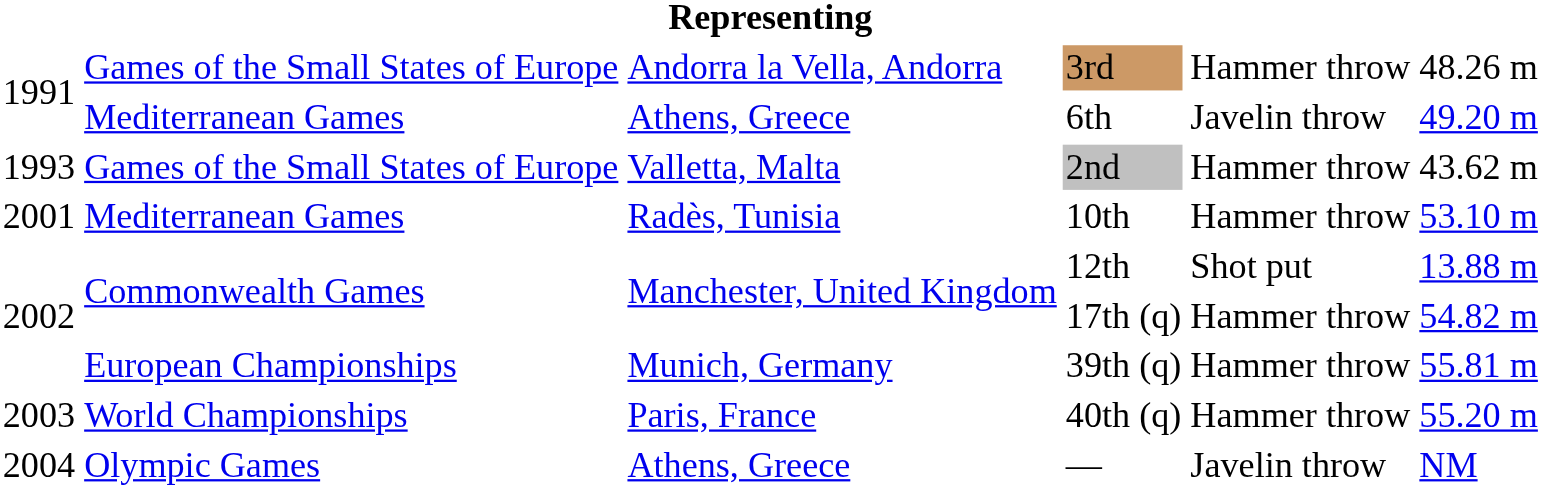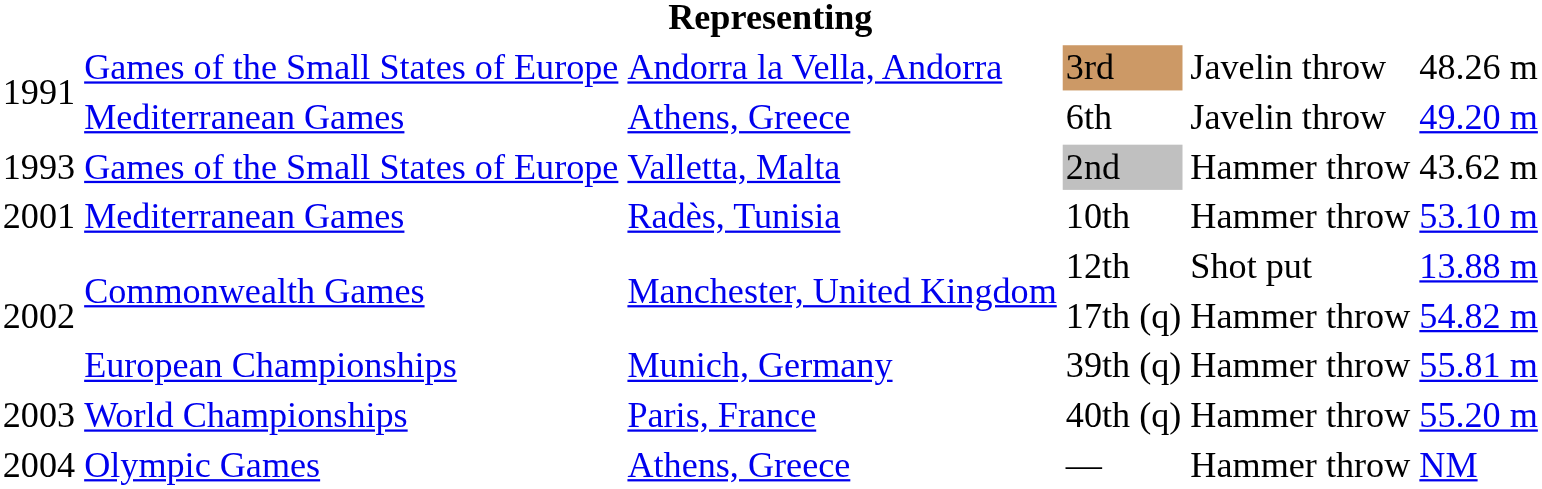(1300, 67) Hammer throw -> (1288, 67) Javelin throw
(1288, 464) Javelin throw -> (1300, 464) Hammer throw
